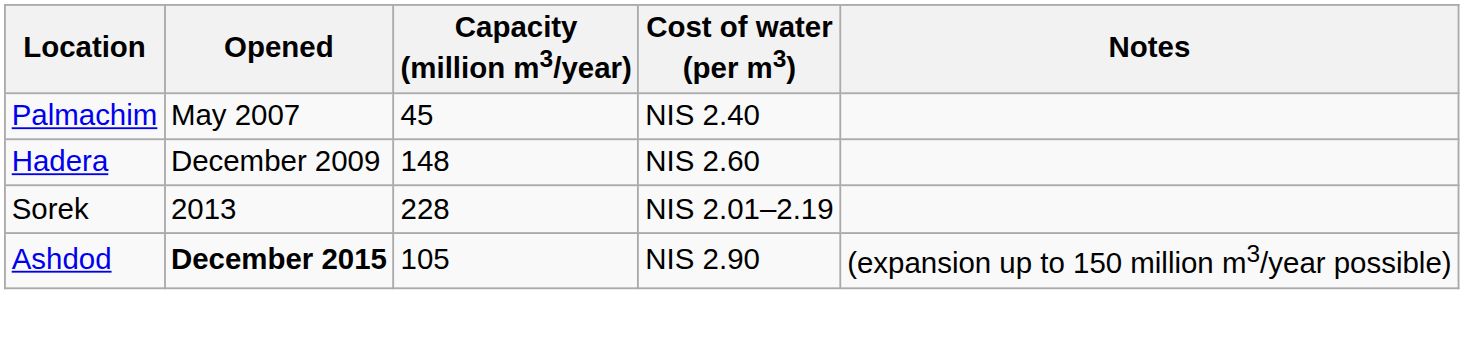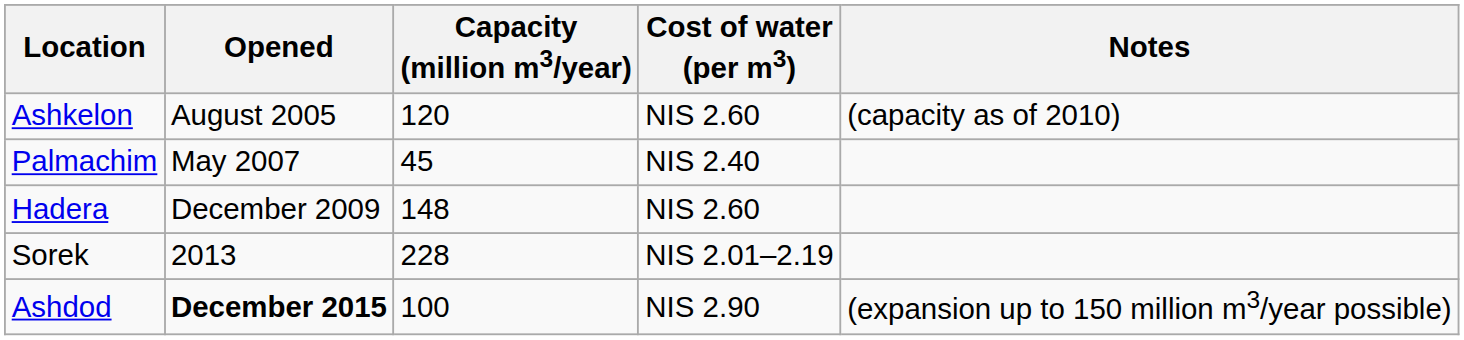+ row: (72, 115)
(425, 259) 105 -> (425, 306) 100
